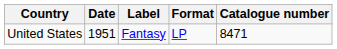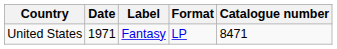(102, 34) 1951 -> (102, 34) 1971
